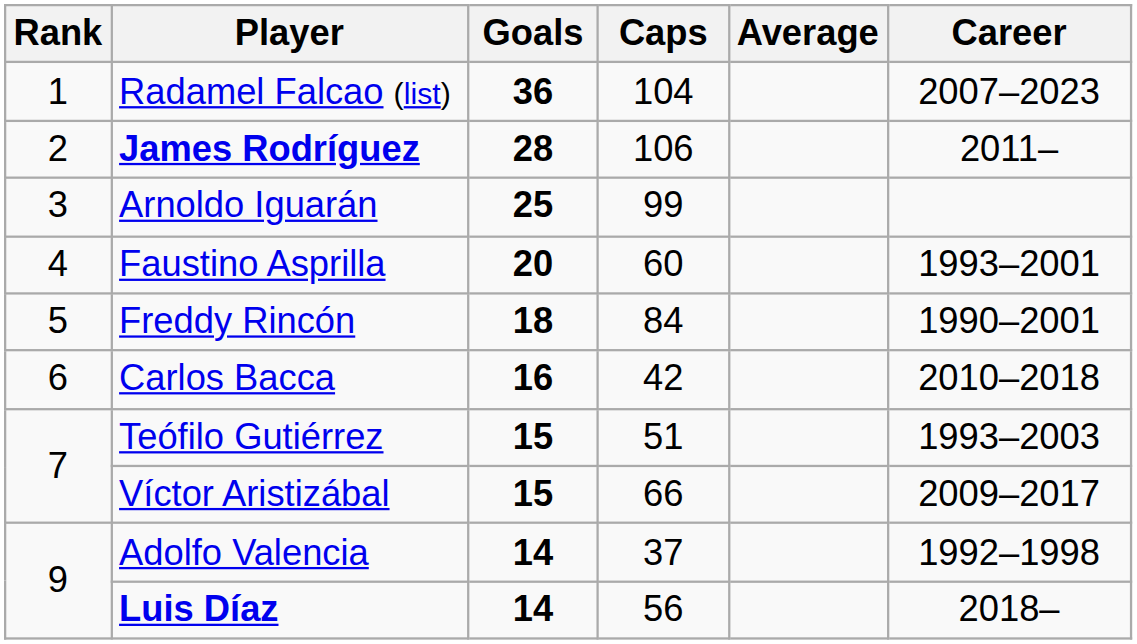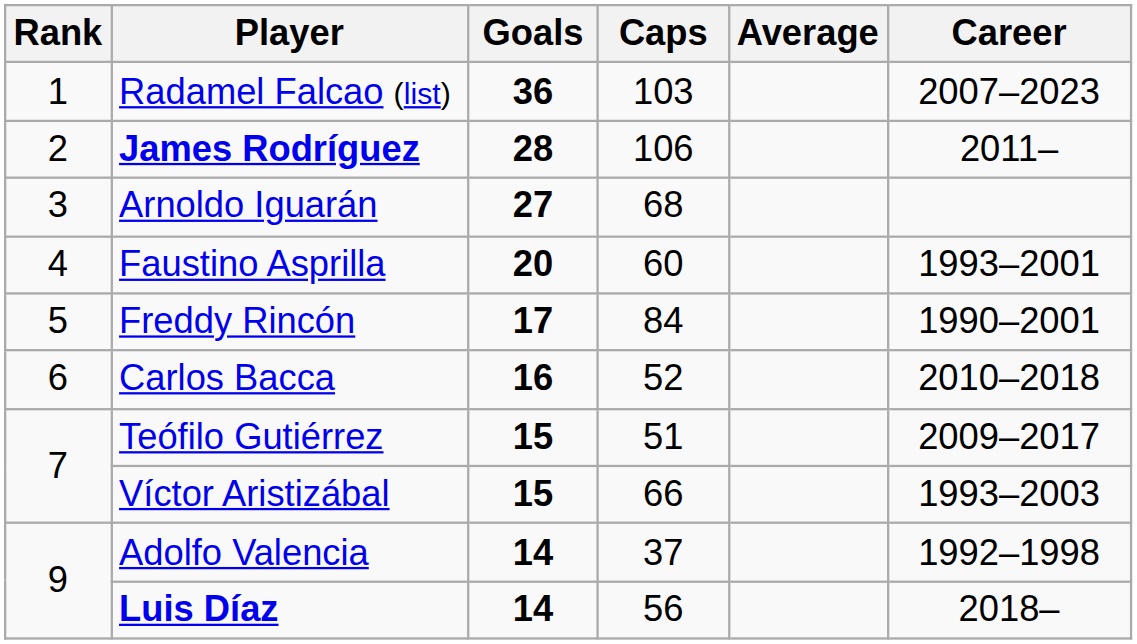(663, 90) 104 -> (663, 90) 103
(533, 206) 25 -> (533, 206) 27
(663, 206) 99 -> (663, 206) 68
(533, 321) 18 -> (533, 321) 17
(663, 378) 42 -> (663, 378) 52
(1009, 436) 1993–2003 -> (1009, 436) 2009–2017
(1009, 494) 2009–2017 -> (1009, 494) 1993–2003
